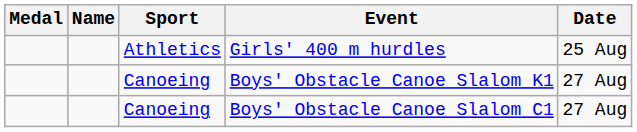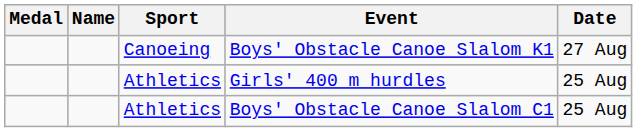rows swapped: (338, 50) <-> (392, 80)
(167, 110) Canoeing -> (172, 110) Athletics
(595, 110) 27 Aug -> (595, 110) 25 Aug
